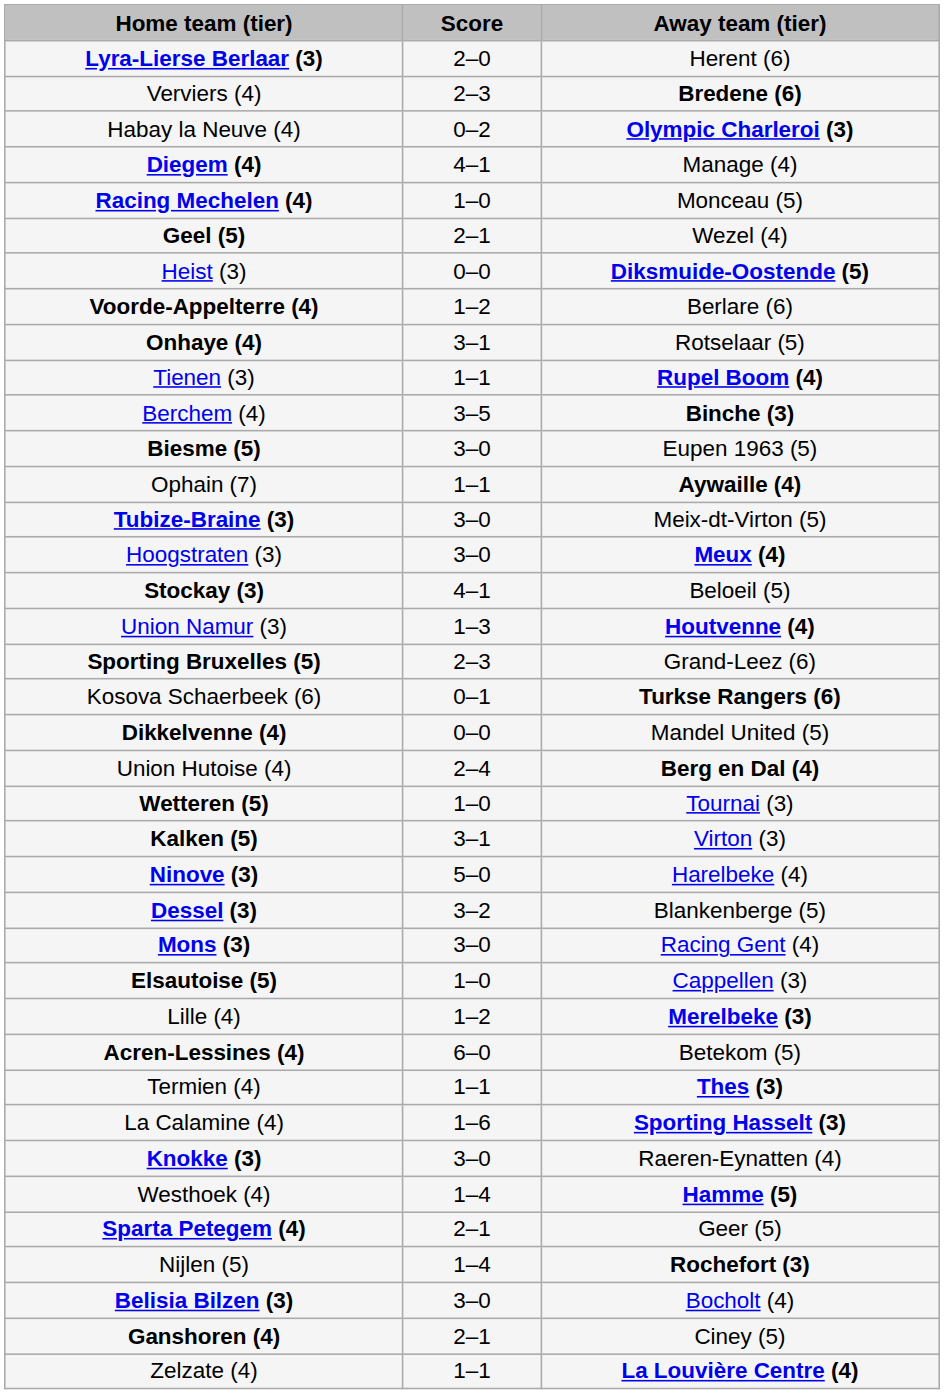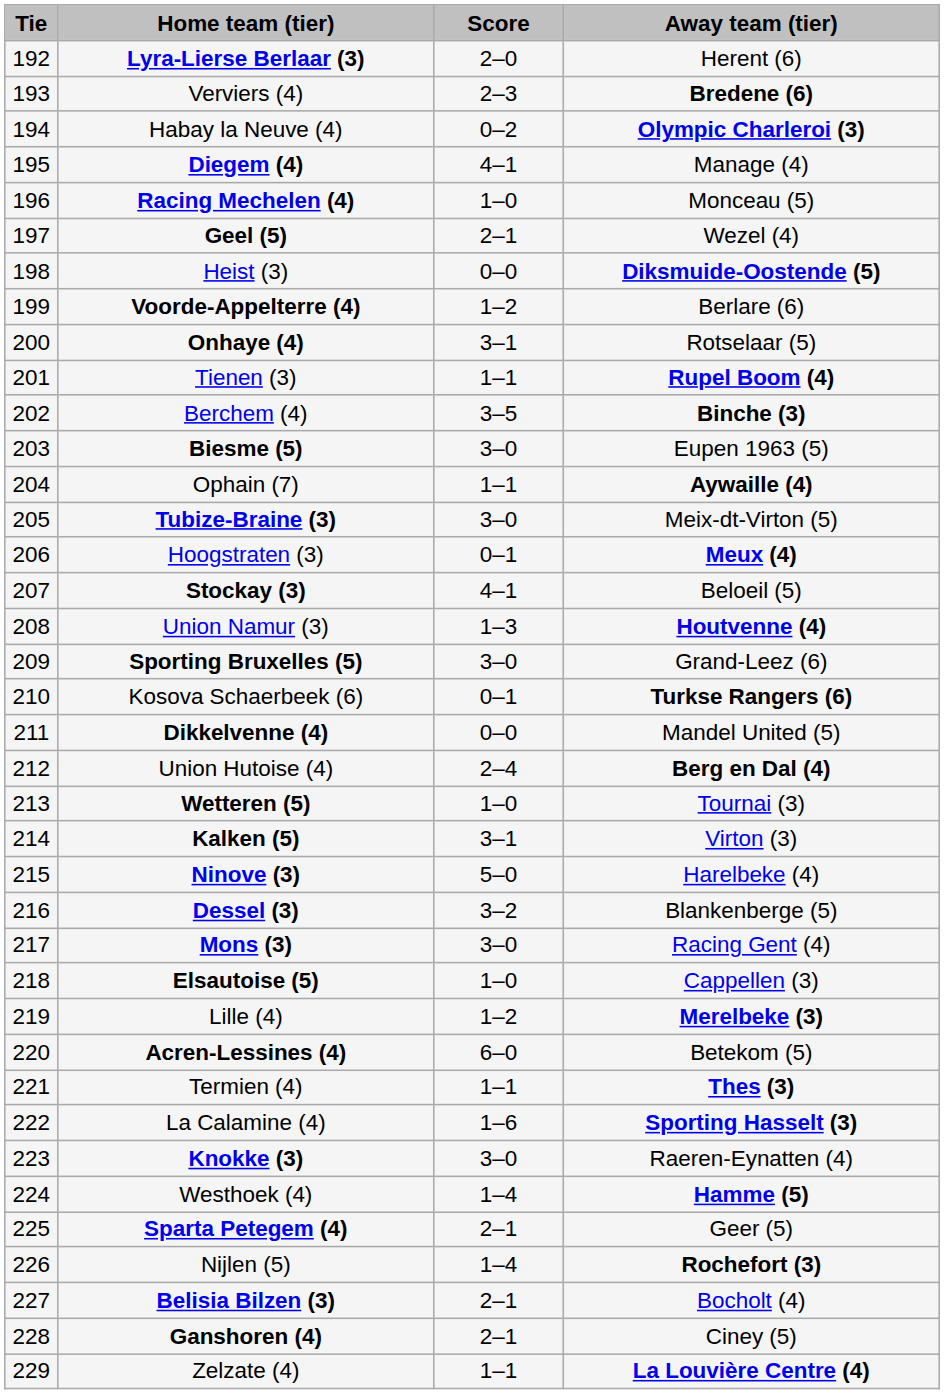+ column: (31, 23)
(472, 555) 3–0 -> (499, 555) 0–1
(472, 662) 2–3 -> (499, 662) 3–0
(472, 1301) 3–0 -> (499, 1301) 2–1
